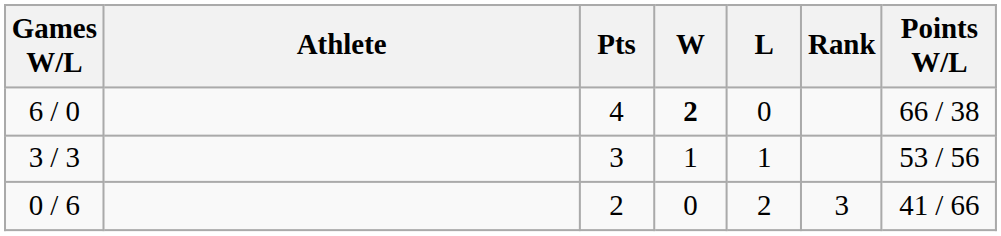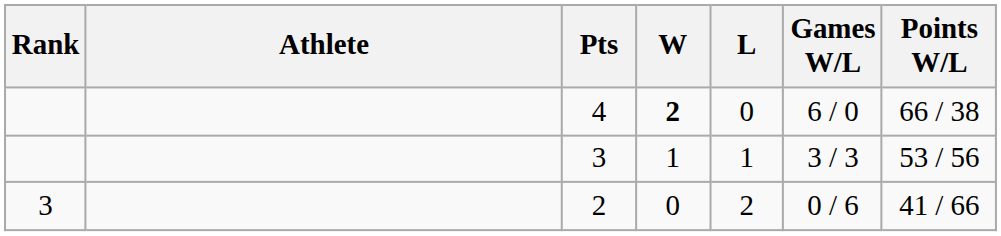columns swapped: (842, 45) <-> (54, 45)
